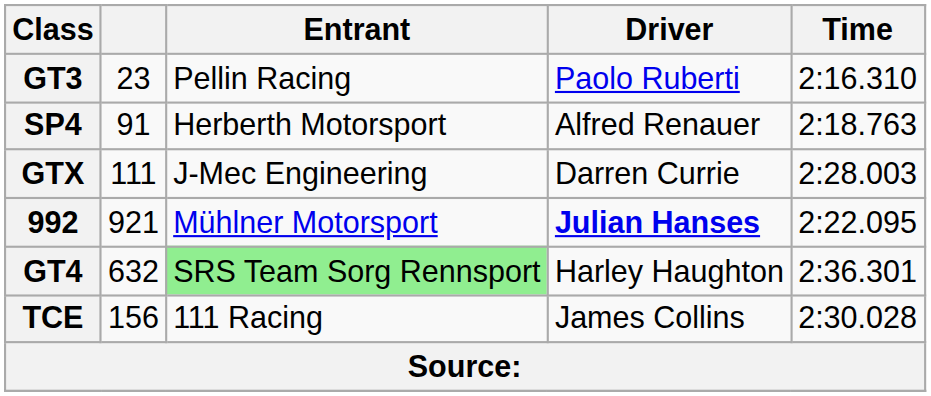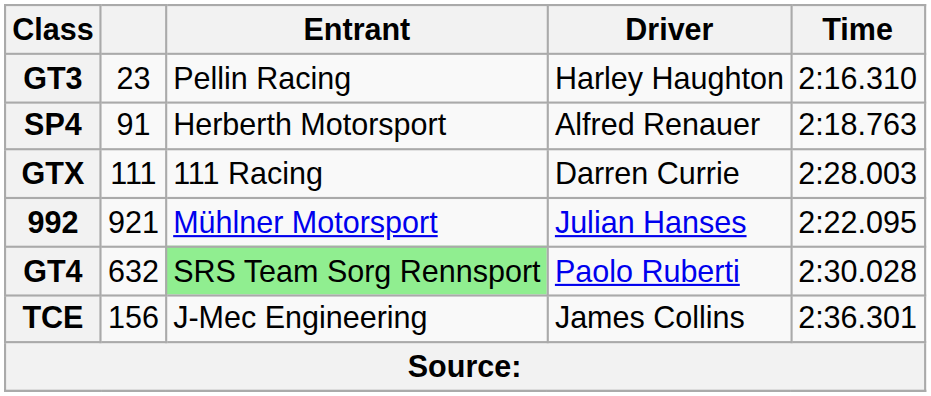(647, 78) Paolo Ruberti -> (669, 78) Harley Haughton
(300, 174) J-Mec Engineering -> (248, 174) 111 Racing
(657, 222) bold -> (651, 222) normal
(669, 271) Harley Haughton -> (647, 271) Paolo Ruberti
(858, 271) 2:36.301 -> (858, 271) 2:30.028
(248, 319) 111 Racing -> (300, 319) J-Mec Engineering
(858, 319) 2:30.028 -> (858, 319) 2:36.301
